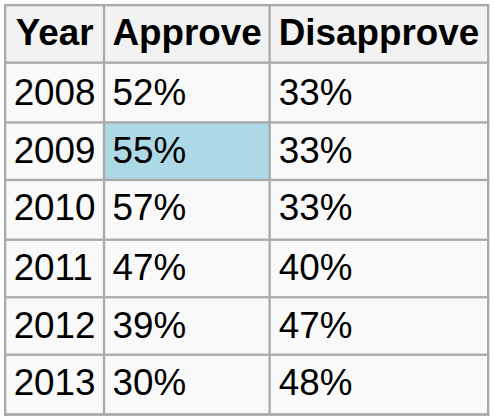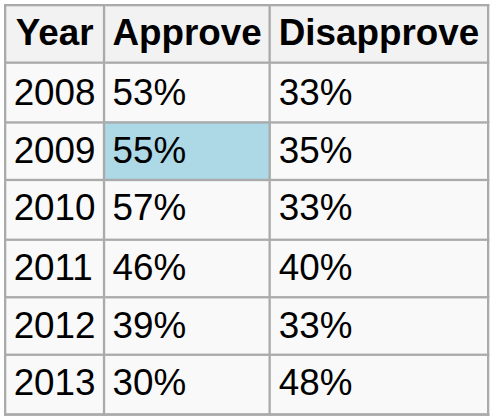(149, 92) 52% -> (149, 92) 53%
(316, 150) 33% -> (316, 150) 35%
(149, 267) 47% -> (149, 267) 46%
(316, 325) 47% -> (316, 325) 33%
